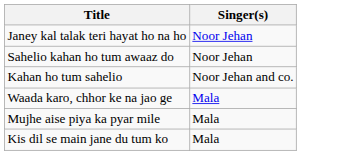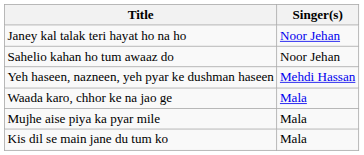- row: (65, 77)
+ row: (141, 77)
